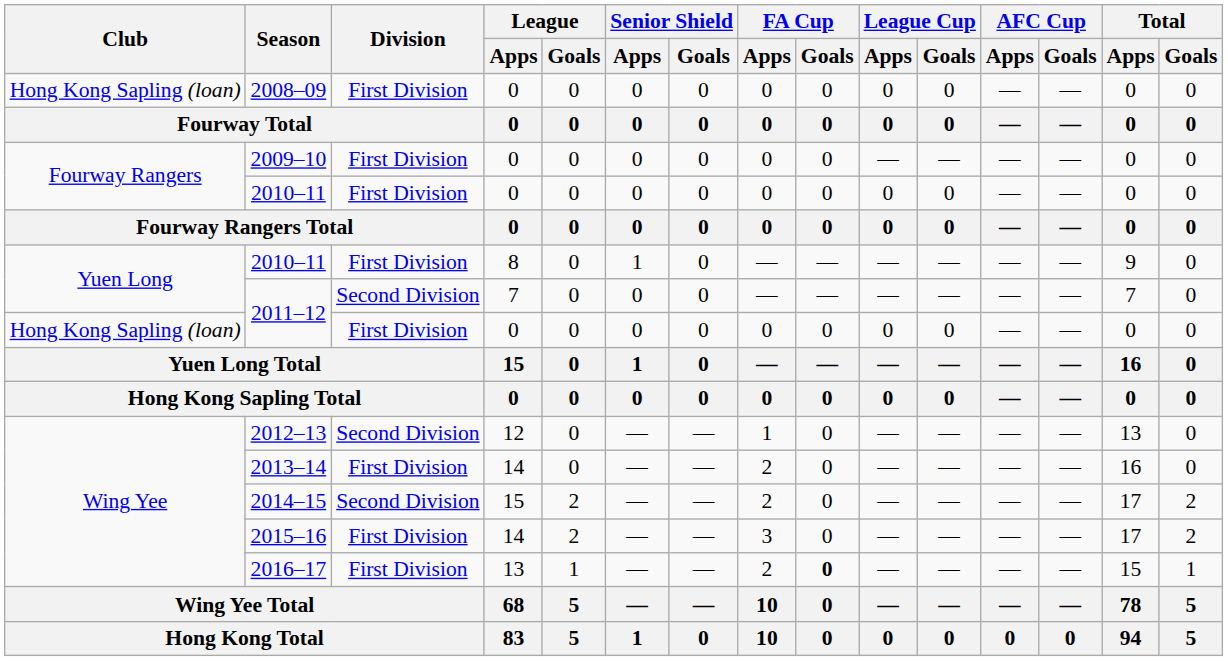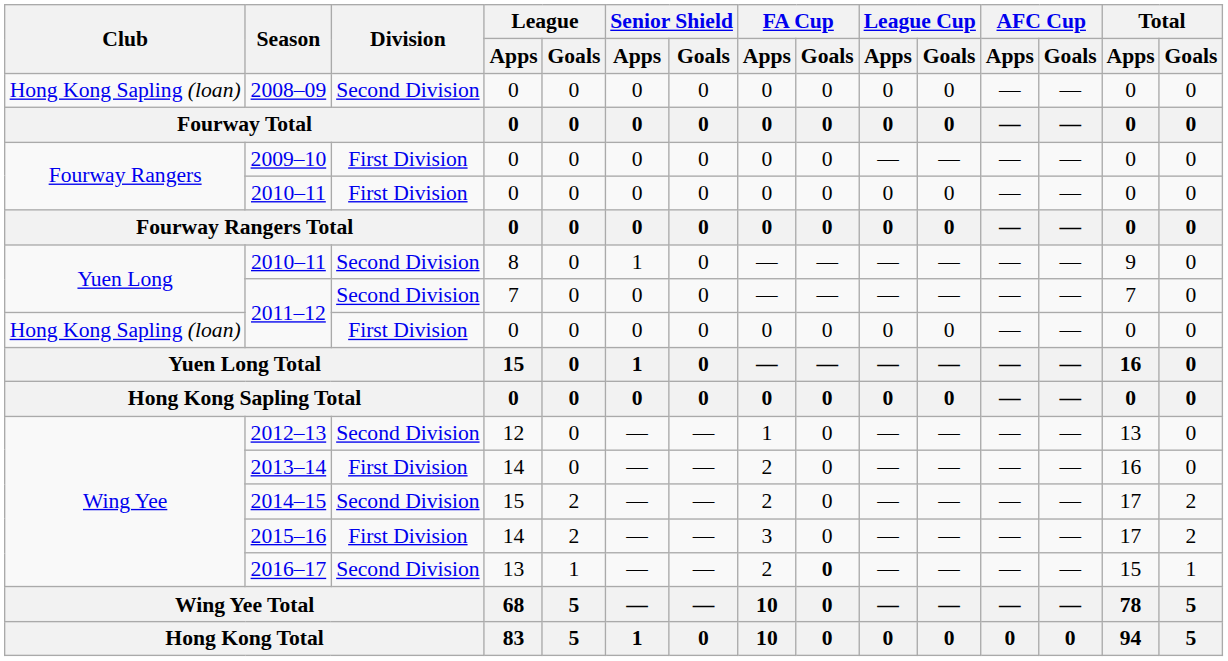(408, 90) First Division -> (408, 90) Second Division
(408, 261) First Division -> (408, 261) Second Division
(408, 569) First Division -> (408, 569) Second Division
